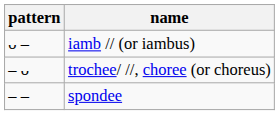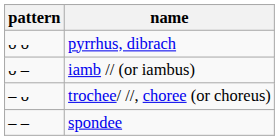+ row: (122, 43)
